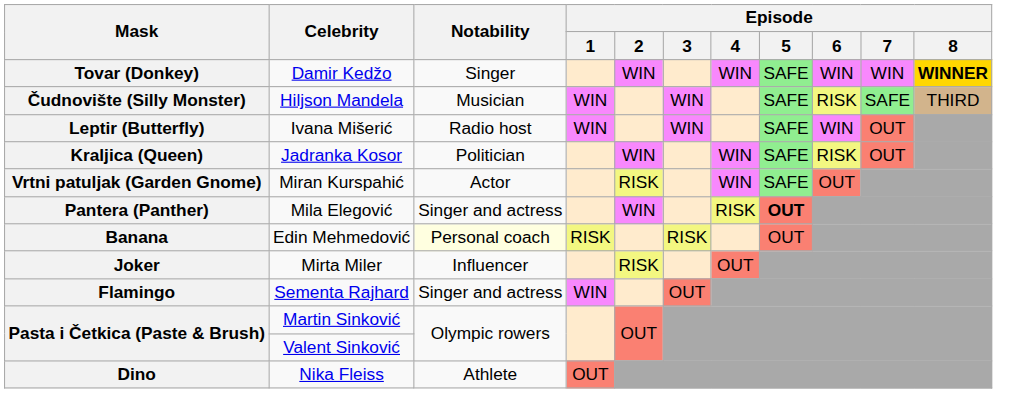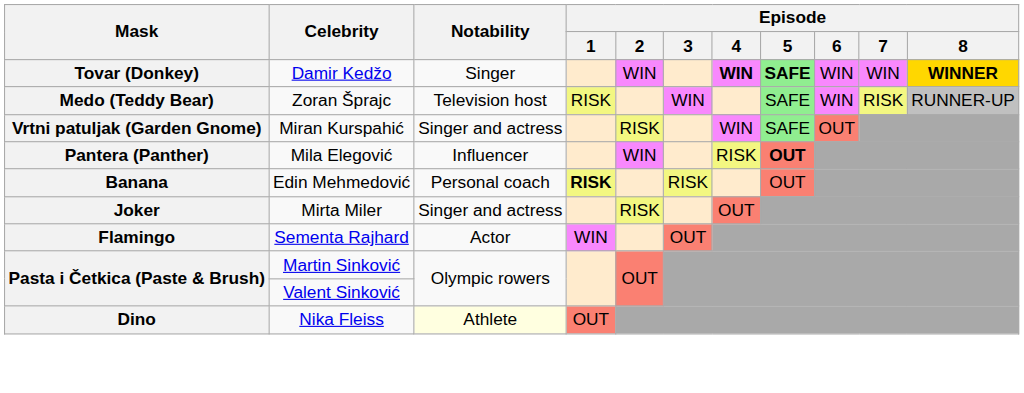(735, 73) normal -> (736, 73) bold
(786, 73) normal -> (787, 73) bold
+ row: (137, 100)
- row: (137, 100)
- row: (137, 127)
- row: (137, 155)
(490, 182) Actor -> (490, 127) Singer and actress
(490, 210) Singer and actress -> (490, 155) Influencer
(490, 237) lightyellow background -> (490, 182) no background
(590, 237) normal -> (591, 182) bold
(490, 264) Influencer -> (490, 210) Singer and actress
(490, 292) Singer and actress -> (490, 237) Actor
(490, 374) no background -> (490, 319) lightyellow background
